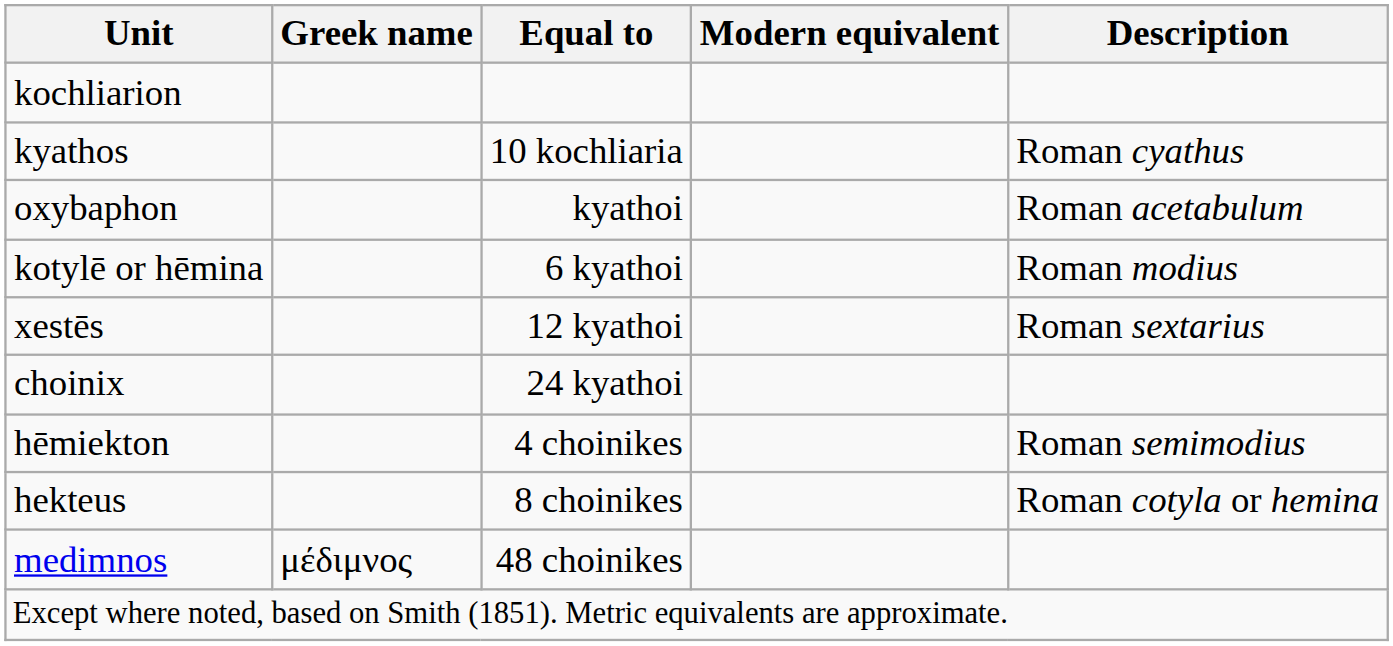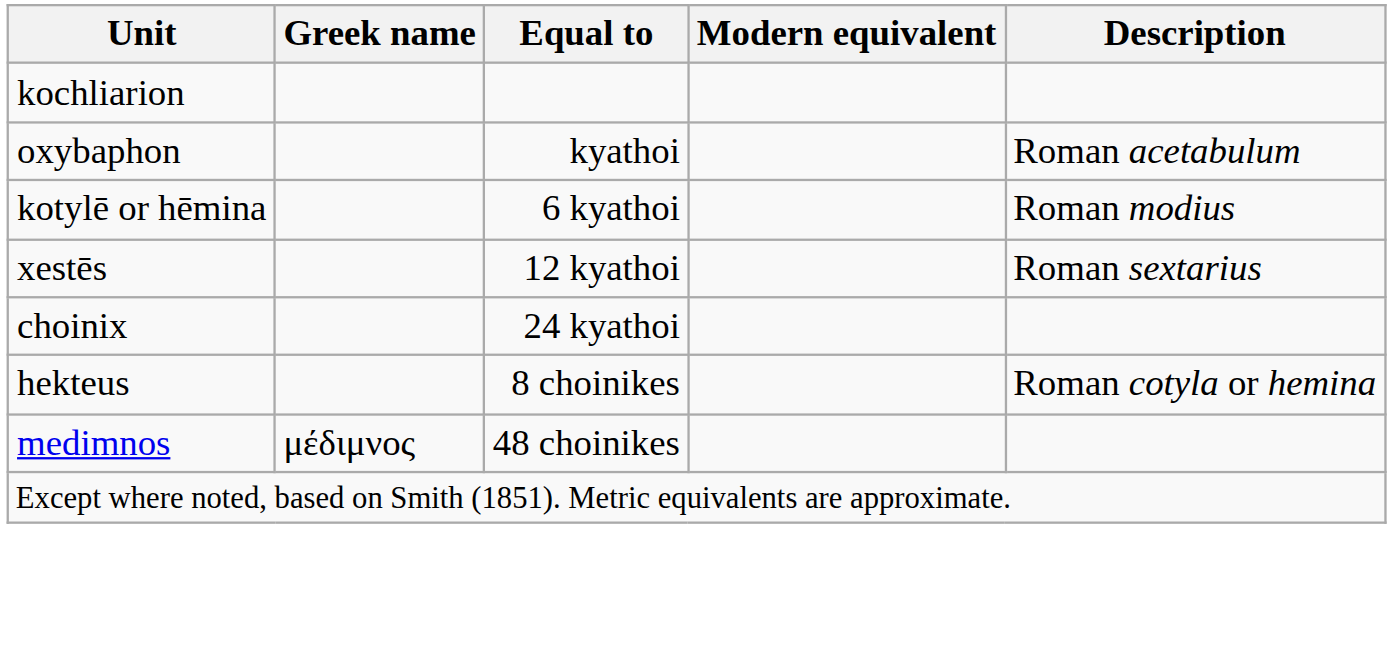- row: (71, 150)
- row: (92, 442)
